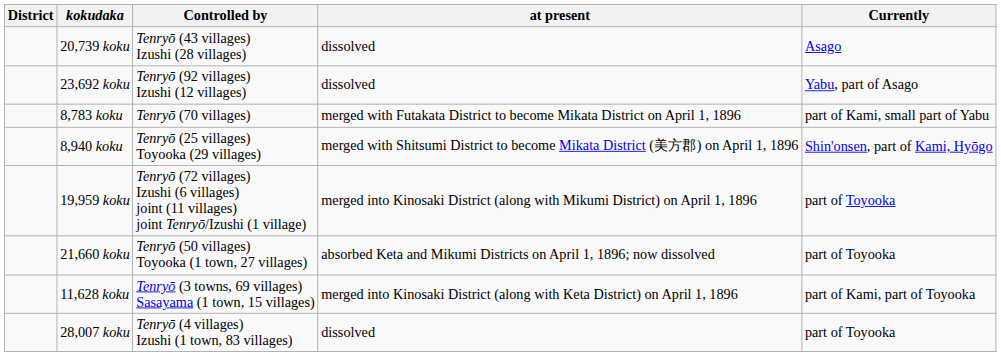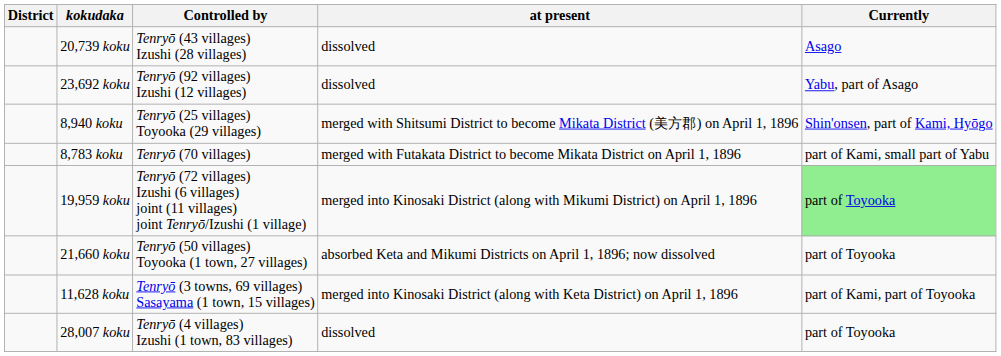rows swapped: (91, 146) <-> (91, 115)
(850, 200) no background -> (850, 200) lightgreen background
